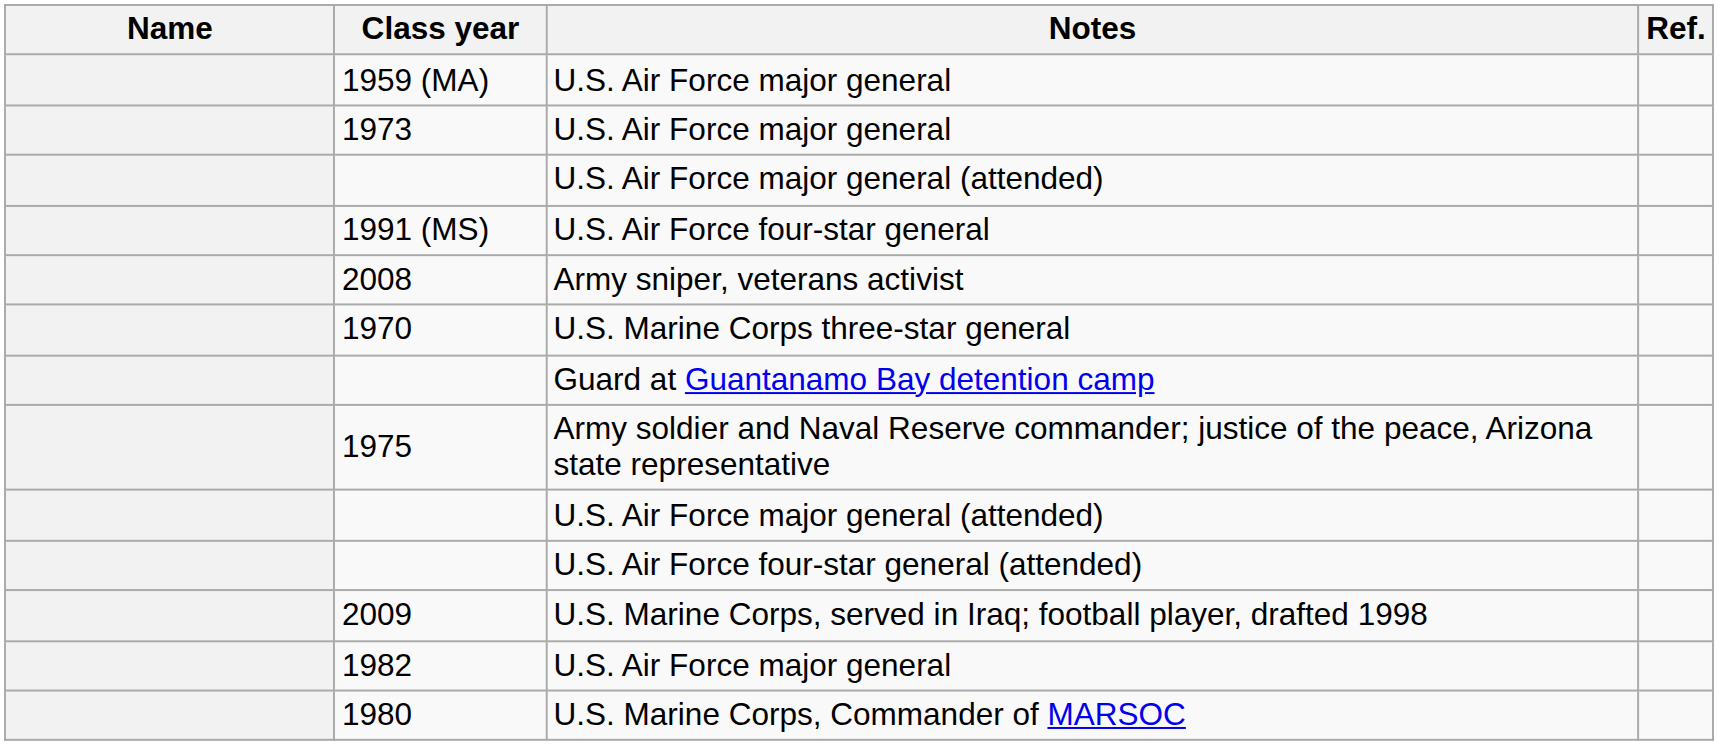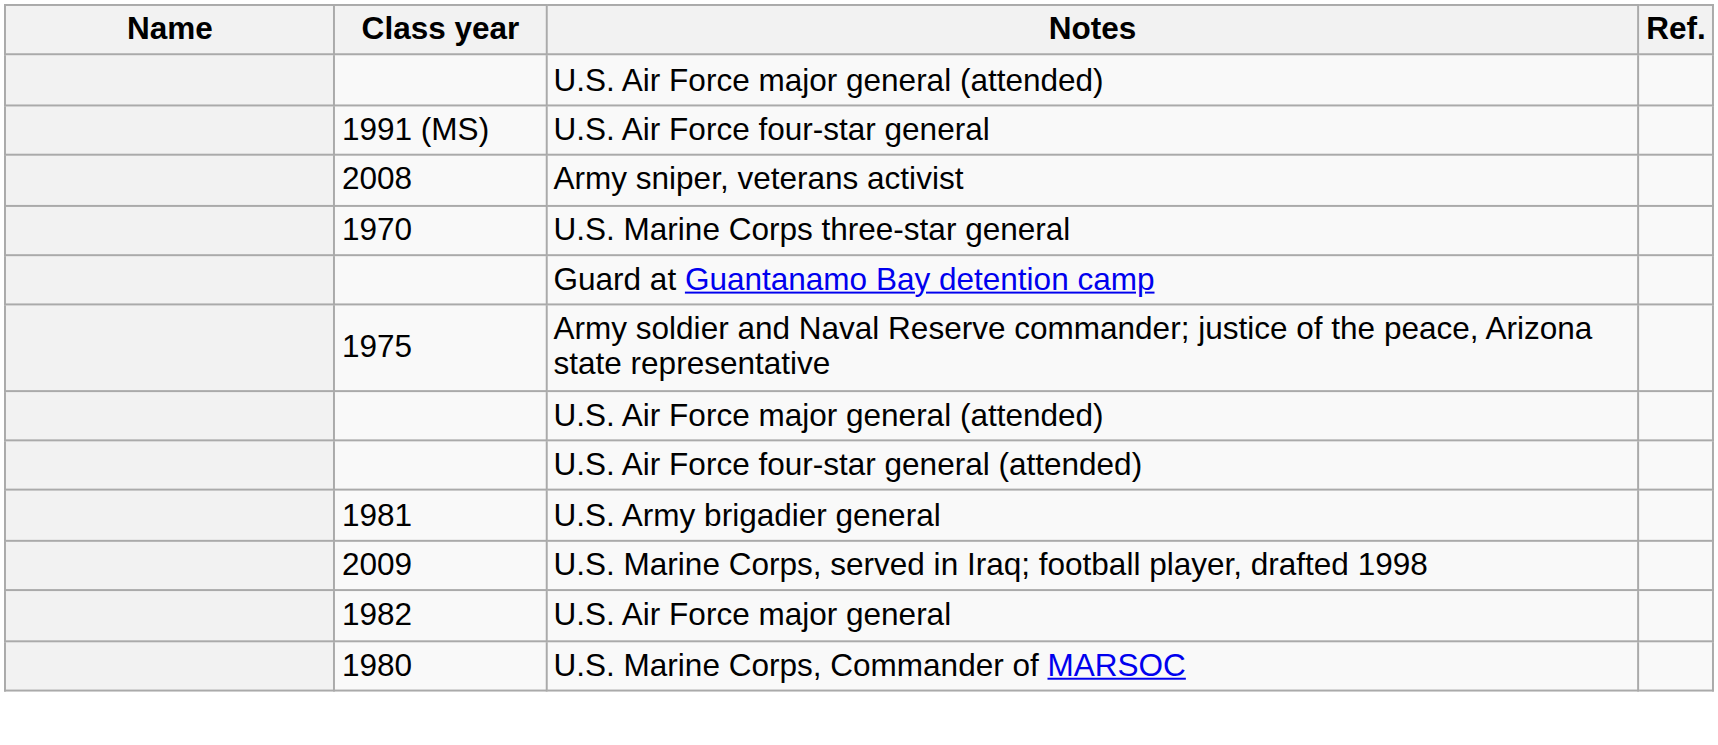- row: (416, 79)
- row: (377, 129)
+ row: (377, 514)
